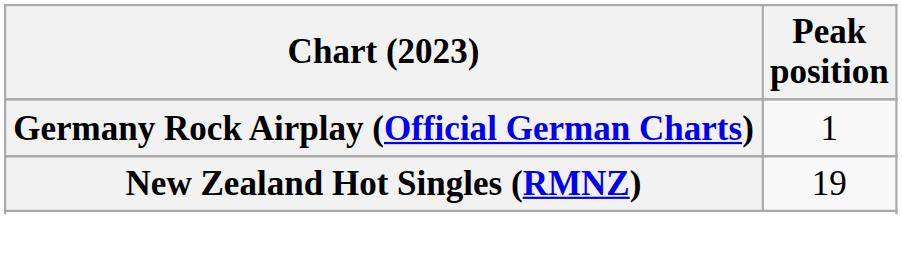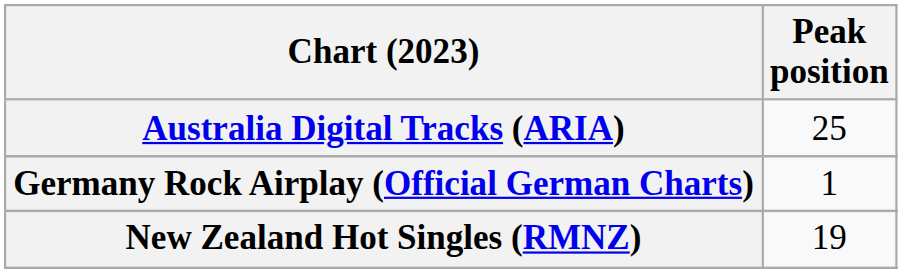+ row: (383, 127)
